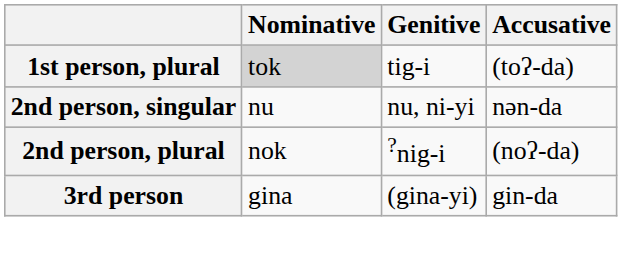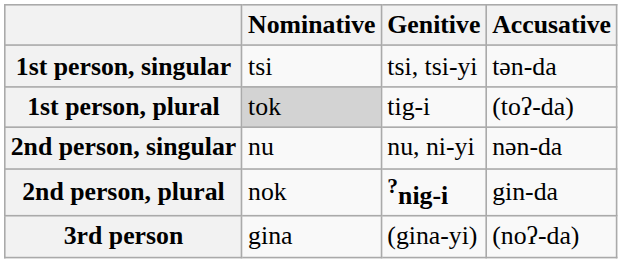+ row: (123, 65)
(416, 150) normal -> (418, 191) bold
(536, 150) (noʔ-da) -> (525, 191) gin-da
(525, 195) gin-da -> (536, 236) (noʔ-da)
